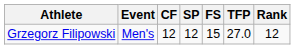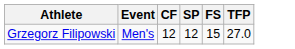- column: (272, 15)
